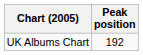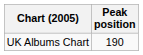(115, 42) 192 -> (115, 42) 190
